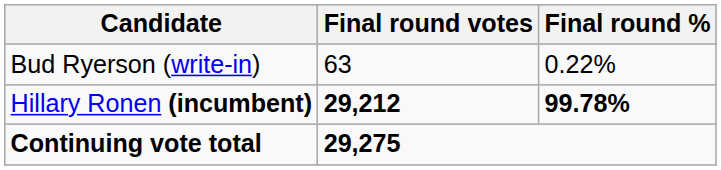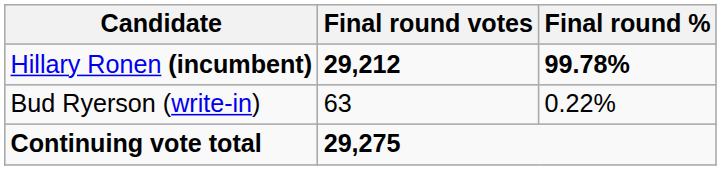rows swapped: (161, 104) <-> (136, 64)
